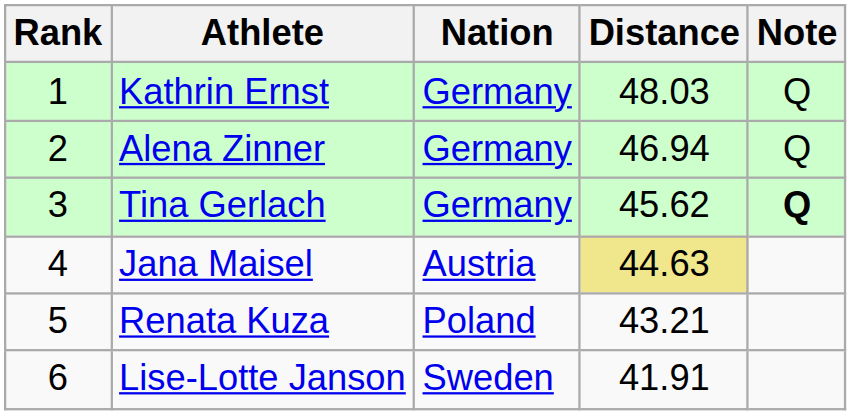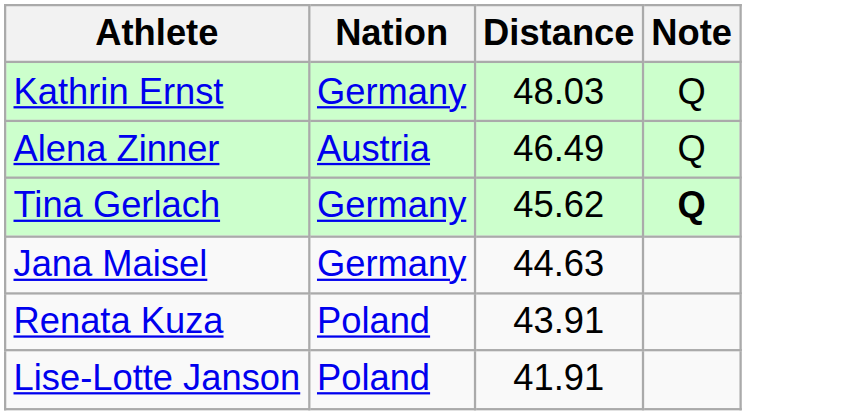- column: (58, 33)
(497, 148) Germany -> (373, 148) Austria
(664, 148) 46.94 -> (559, 148) 46.49
(479, 263) Austria -> (392, 263) Germany
(664, 263) khaki background -> (559, 263) no background
(664, 321) 43.21 -> (559, 321) 43.91
(488, 378) Sweden -> (374, 378) Poland
